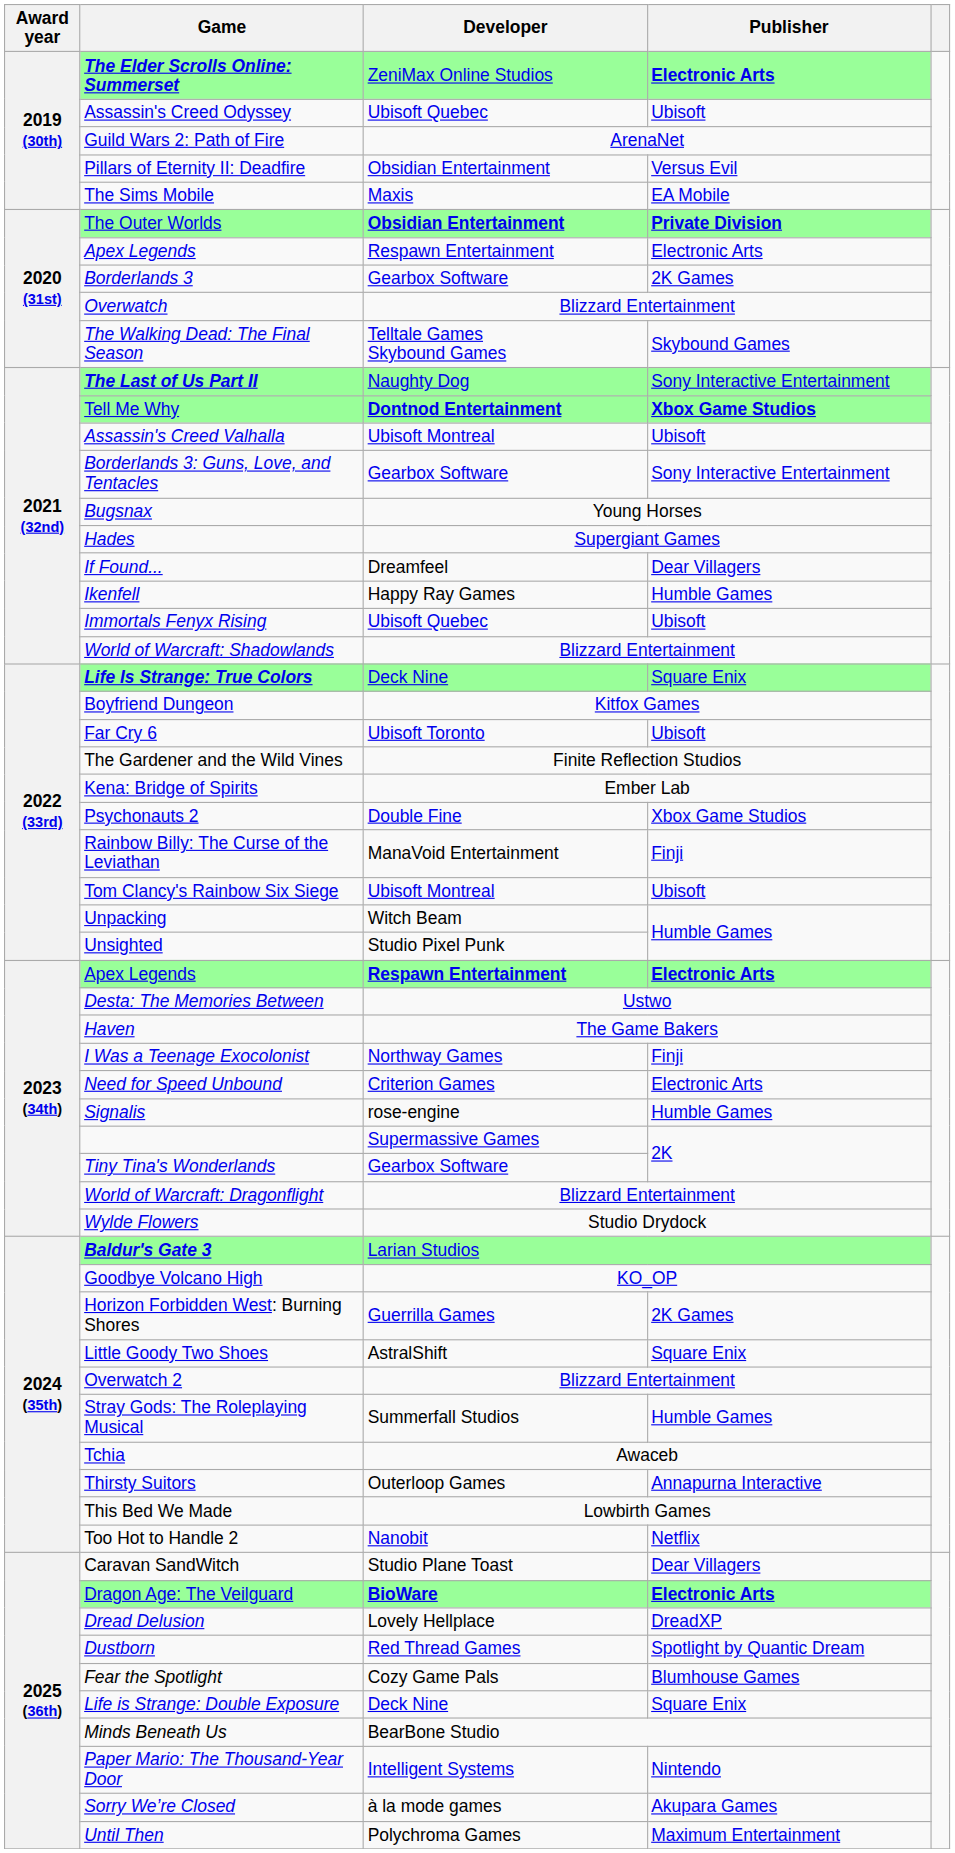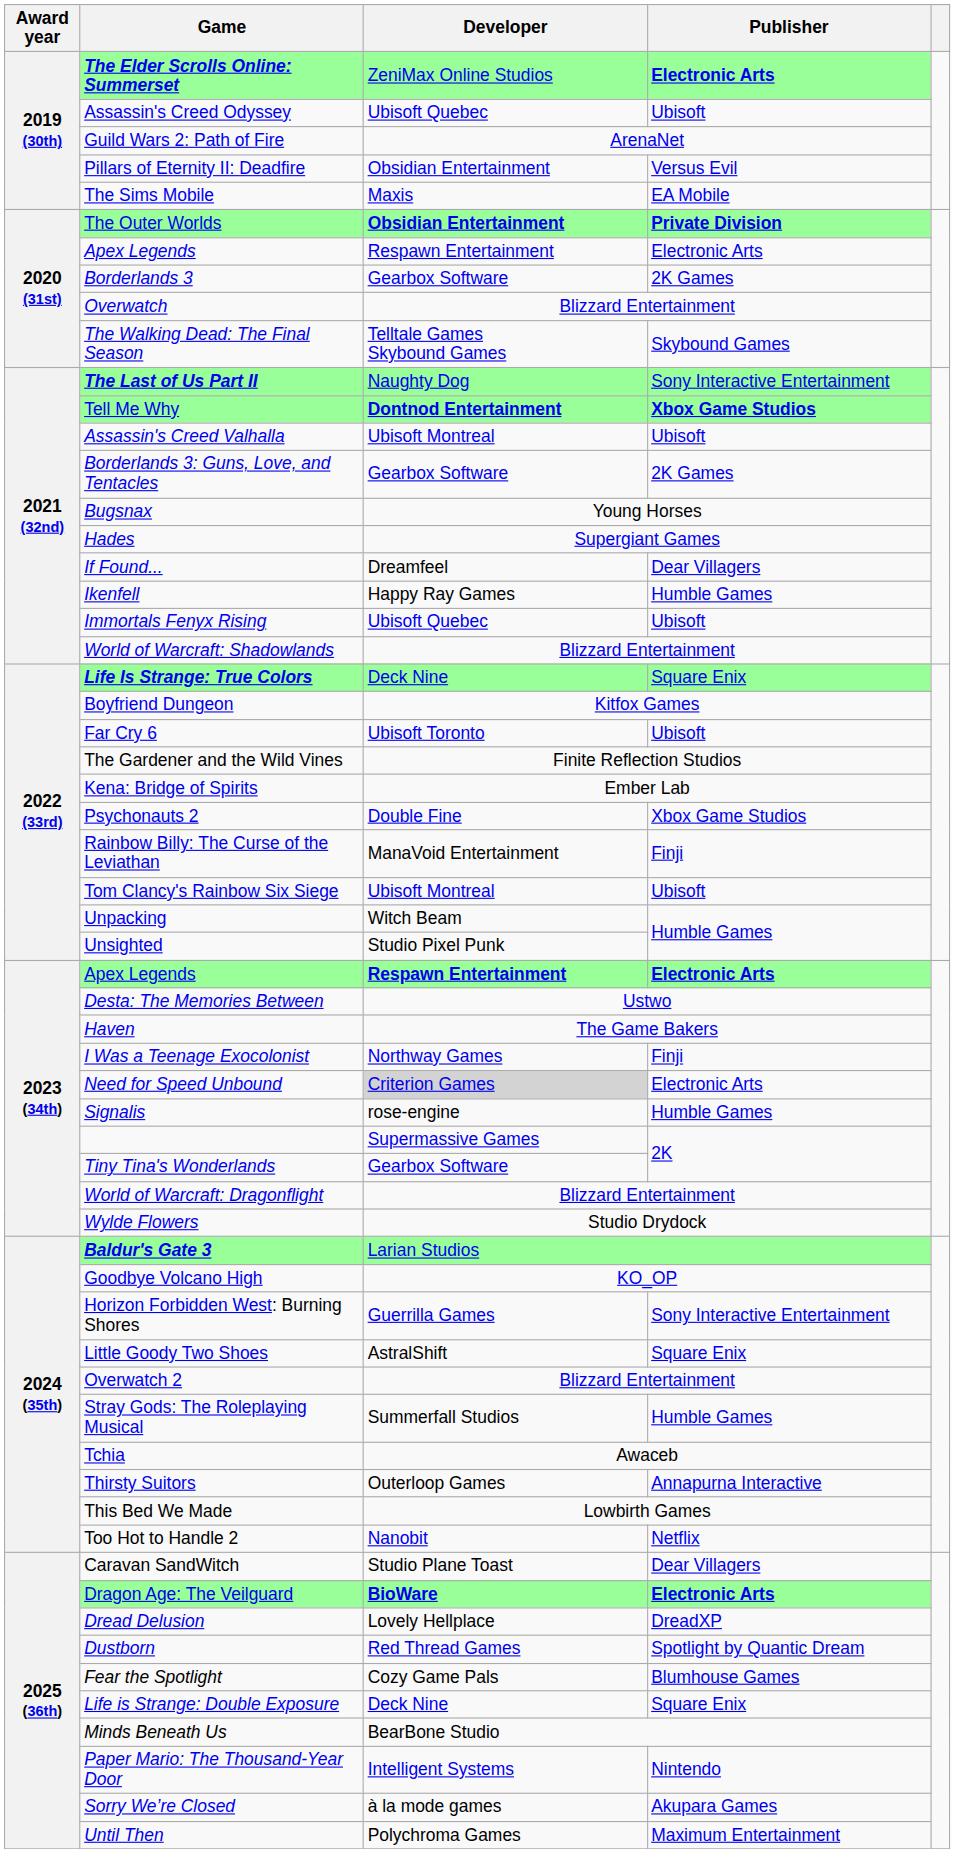(770, 474) Sony Interactive Entertainment -> (692, 474) 2K Games
(431, 1084) no background -> (431, 1084) lightgrey background
(692, 1315) 2K Games -> (770, 1315) Sony Interactive Entertainment
